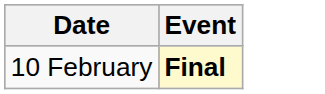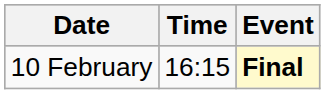+ column: (197, 25)
